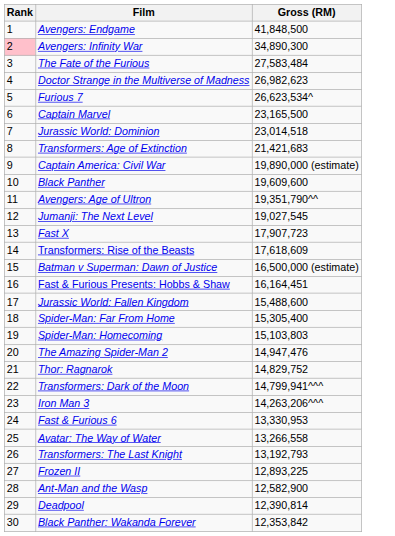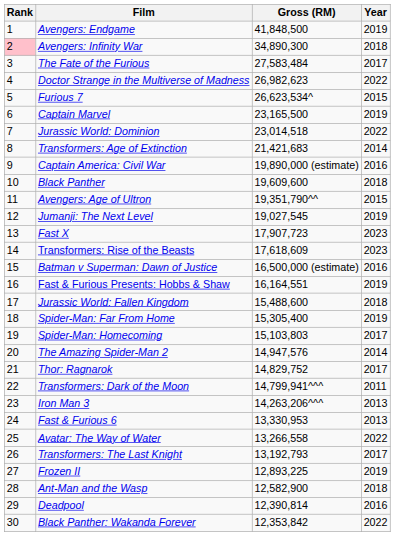+ column: (376, 13)
(281, 285) 16,164,451 -> (281, 285) 16,164,551
(281, 353) 14,947,476 -> (281, 353) 14,947,576
